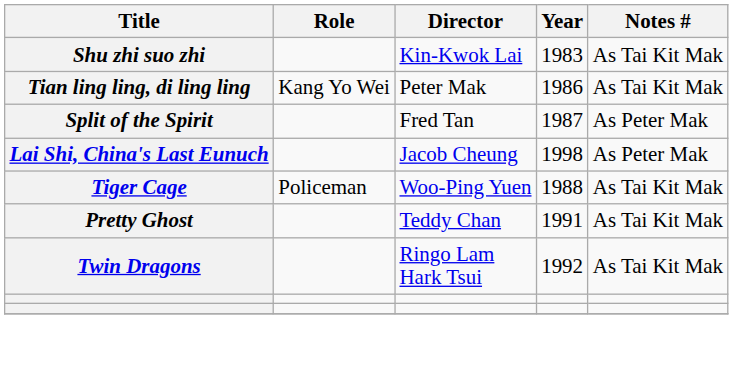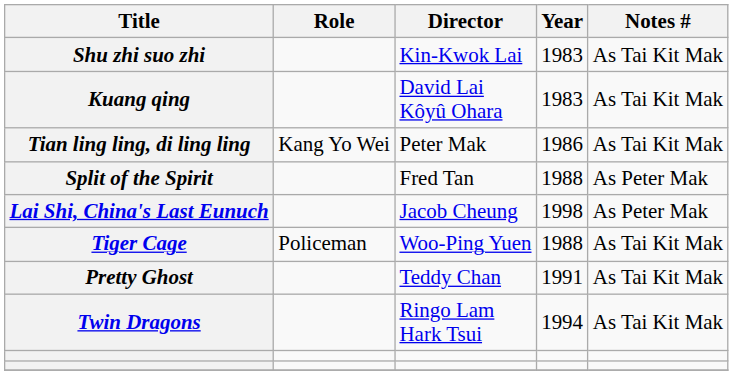+ row: (139, 99)
(562, 120) 1987 -> (562, 177) 1988
(562, 265) 1992 -> (562, 322) 1994
